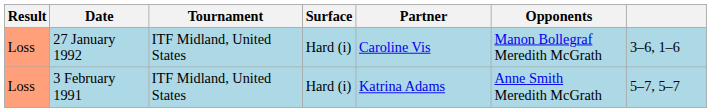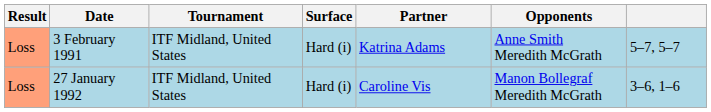rows swapped: (84, 86) <-> (84, 47)
